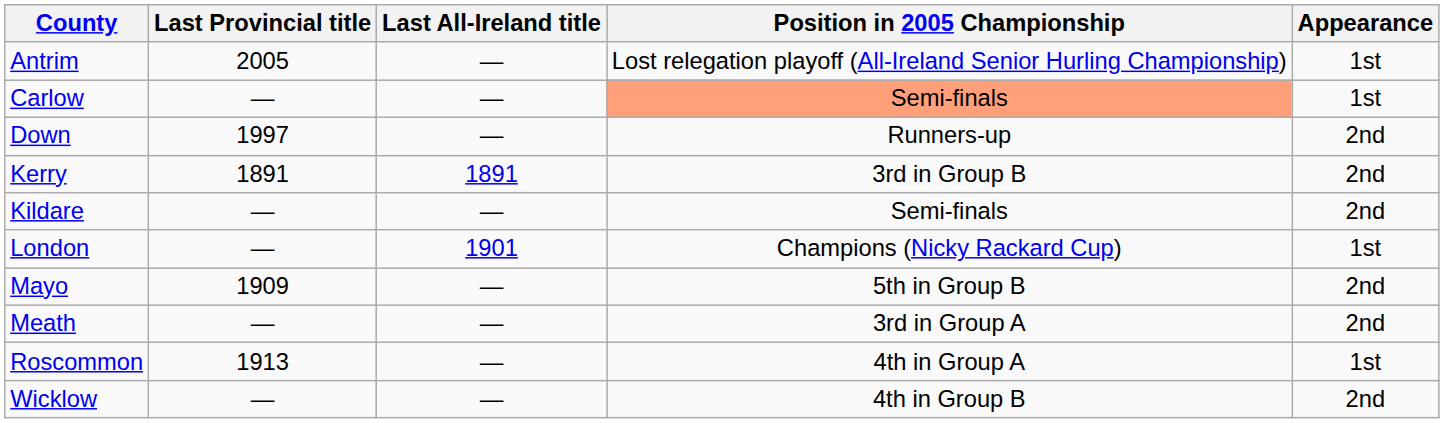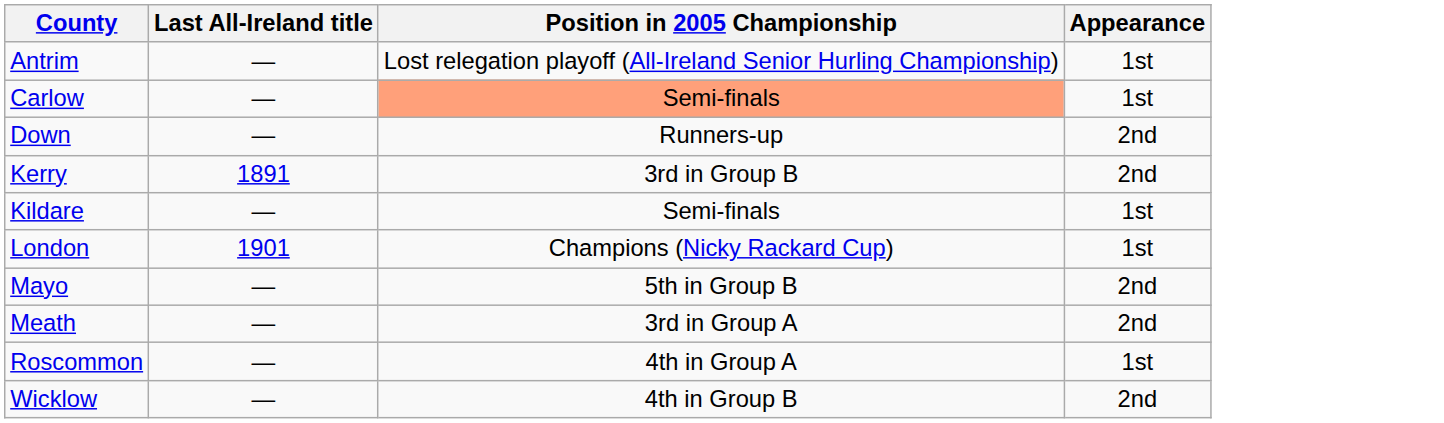- column: (263, 23)
(1365, 211) 2nd -> (1137, 211) 1st
